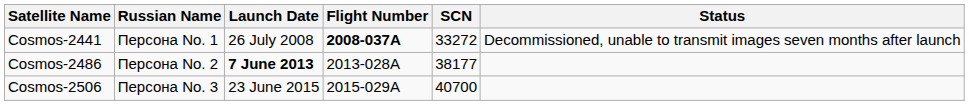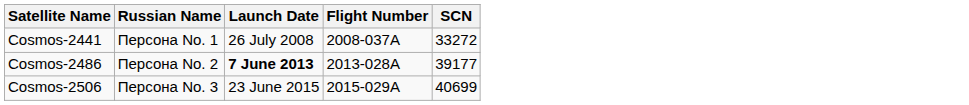- column: (722, 16)
(364, 40) bold -> (363, 40) normal
(456, 64) 38177 -> (456, 64) 39177
(456, 87) 40700 -> (456, 87) 40699
